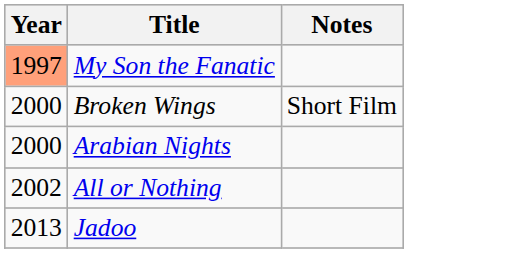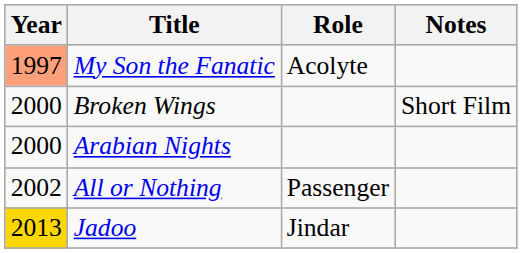+ column: (338, 24)
(36, 227) no background -> (36, 227) gold background
